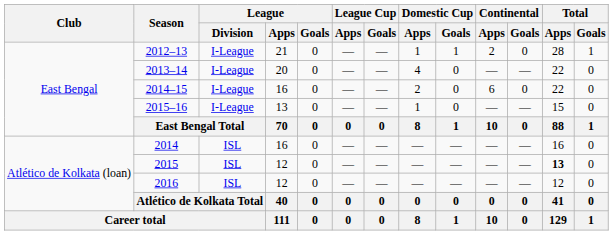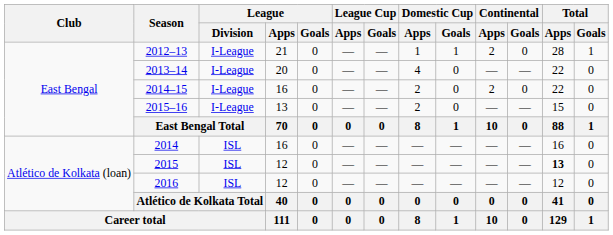(492, 88) 6 -> (492, 88) 2
(417, 107) 1 -> (417, 107) 2
